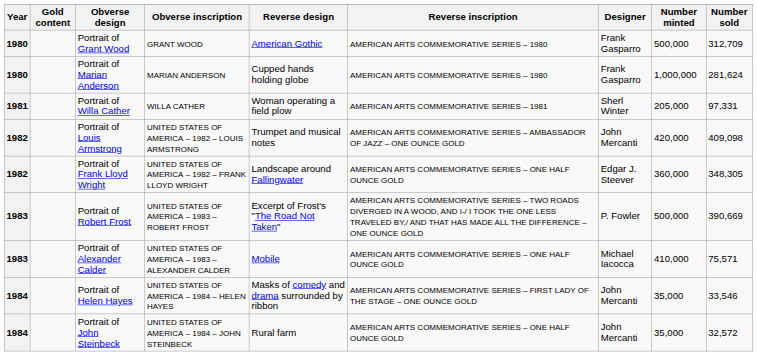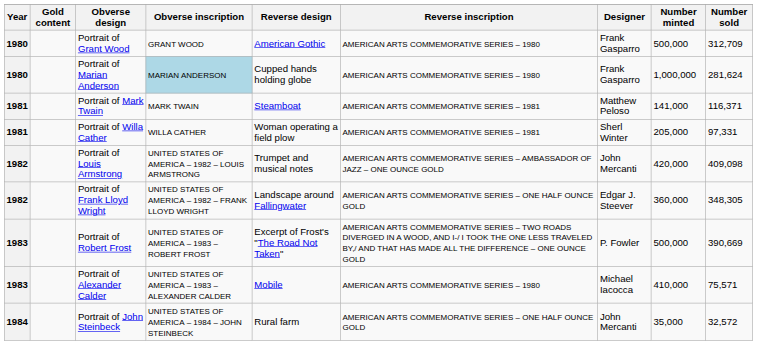(186, 75) no background -> (187, 75) lightblue background
+ row: (111, 106)
(460, 259) AMERICAN ARTS COMMEMORATIVE SERIES – ONE HALF OUNCE GOLD -> (441, 285) AMERICAN ARTS COMMEMORATIVE SERIES – 1980
- row: (105, 295)
